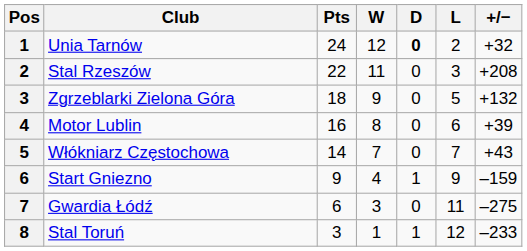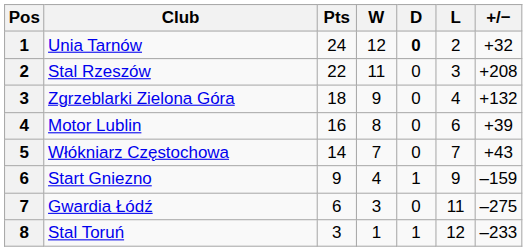(456, 98) 5 -> (456, 98) 4
